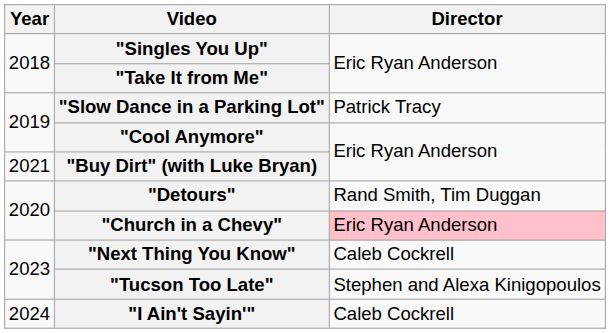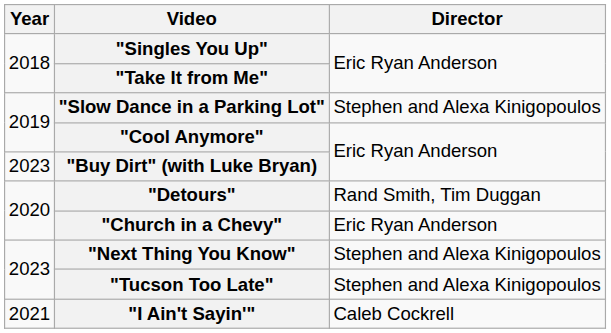(387, 107) Patrick Tracy -> (467, 107) Stephen and Alexa Kinigopoulos
(30, 166) 2021 -> (30, 166) 2023
(415, 225) pink background -> (415, 225) no background
(394, 254) Caleb Cockrell -> (467, 254) Stephen and Alexa Kinigopoulos
(30, 313) 2024 -> (30, 313) 2021
